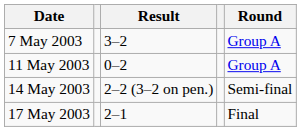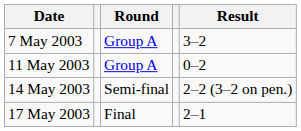columns swapped: (159, 16) <-> (260, 16)
